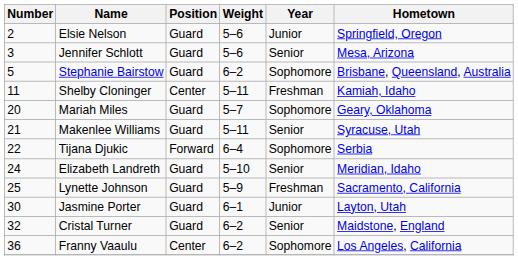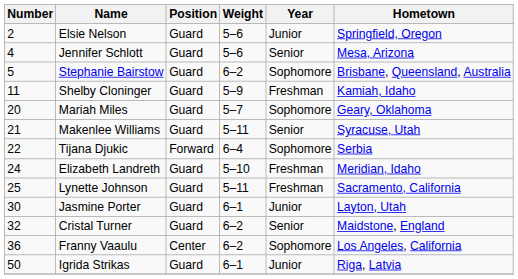(11, 53) 3 -> (11, 53) 4
(187, 91) Center -> (186, 91) Guard
(236, 91) 5–11 -> (233, 91) 5–9
(286, 168) Senior -> (296, 168) Freshman
(233, 187) 5–9 -> (236, 187) 5–11
+ row: (94, 264)
